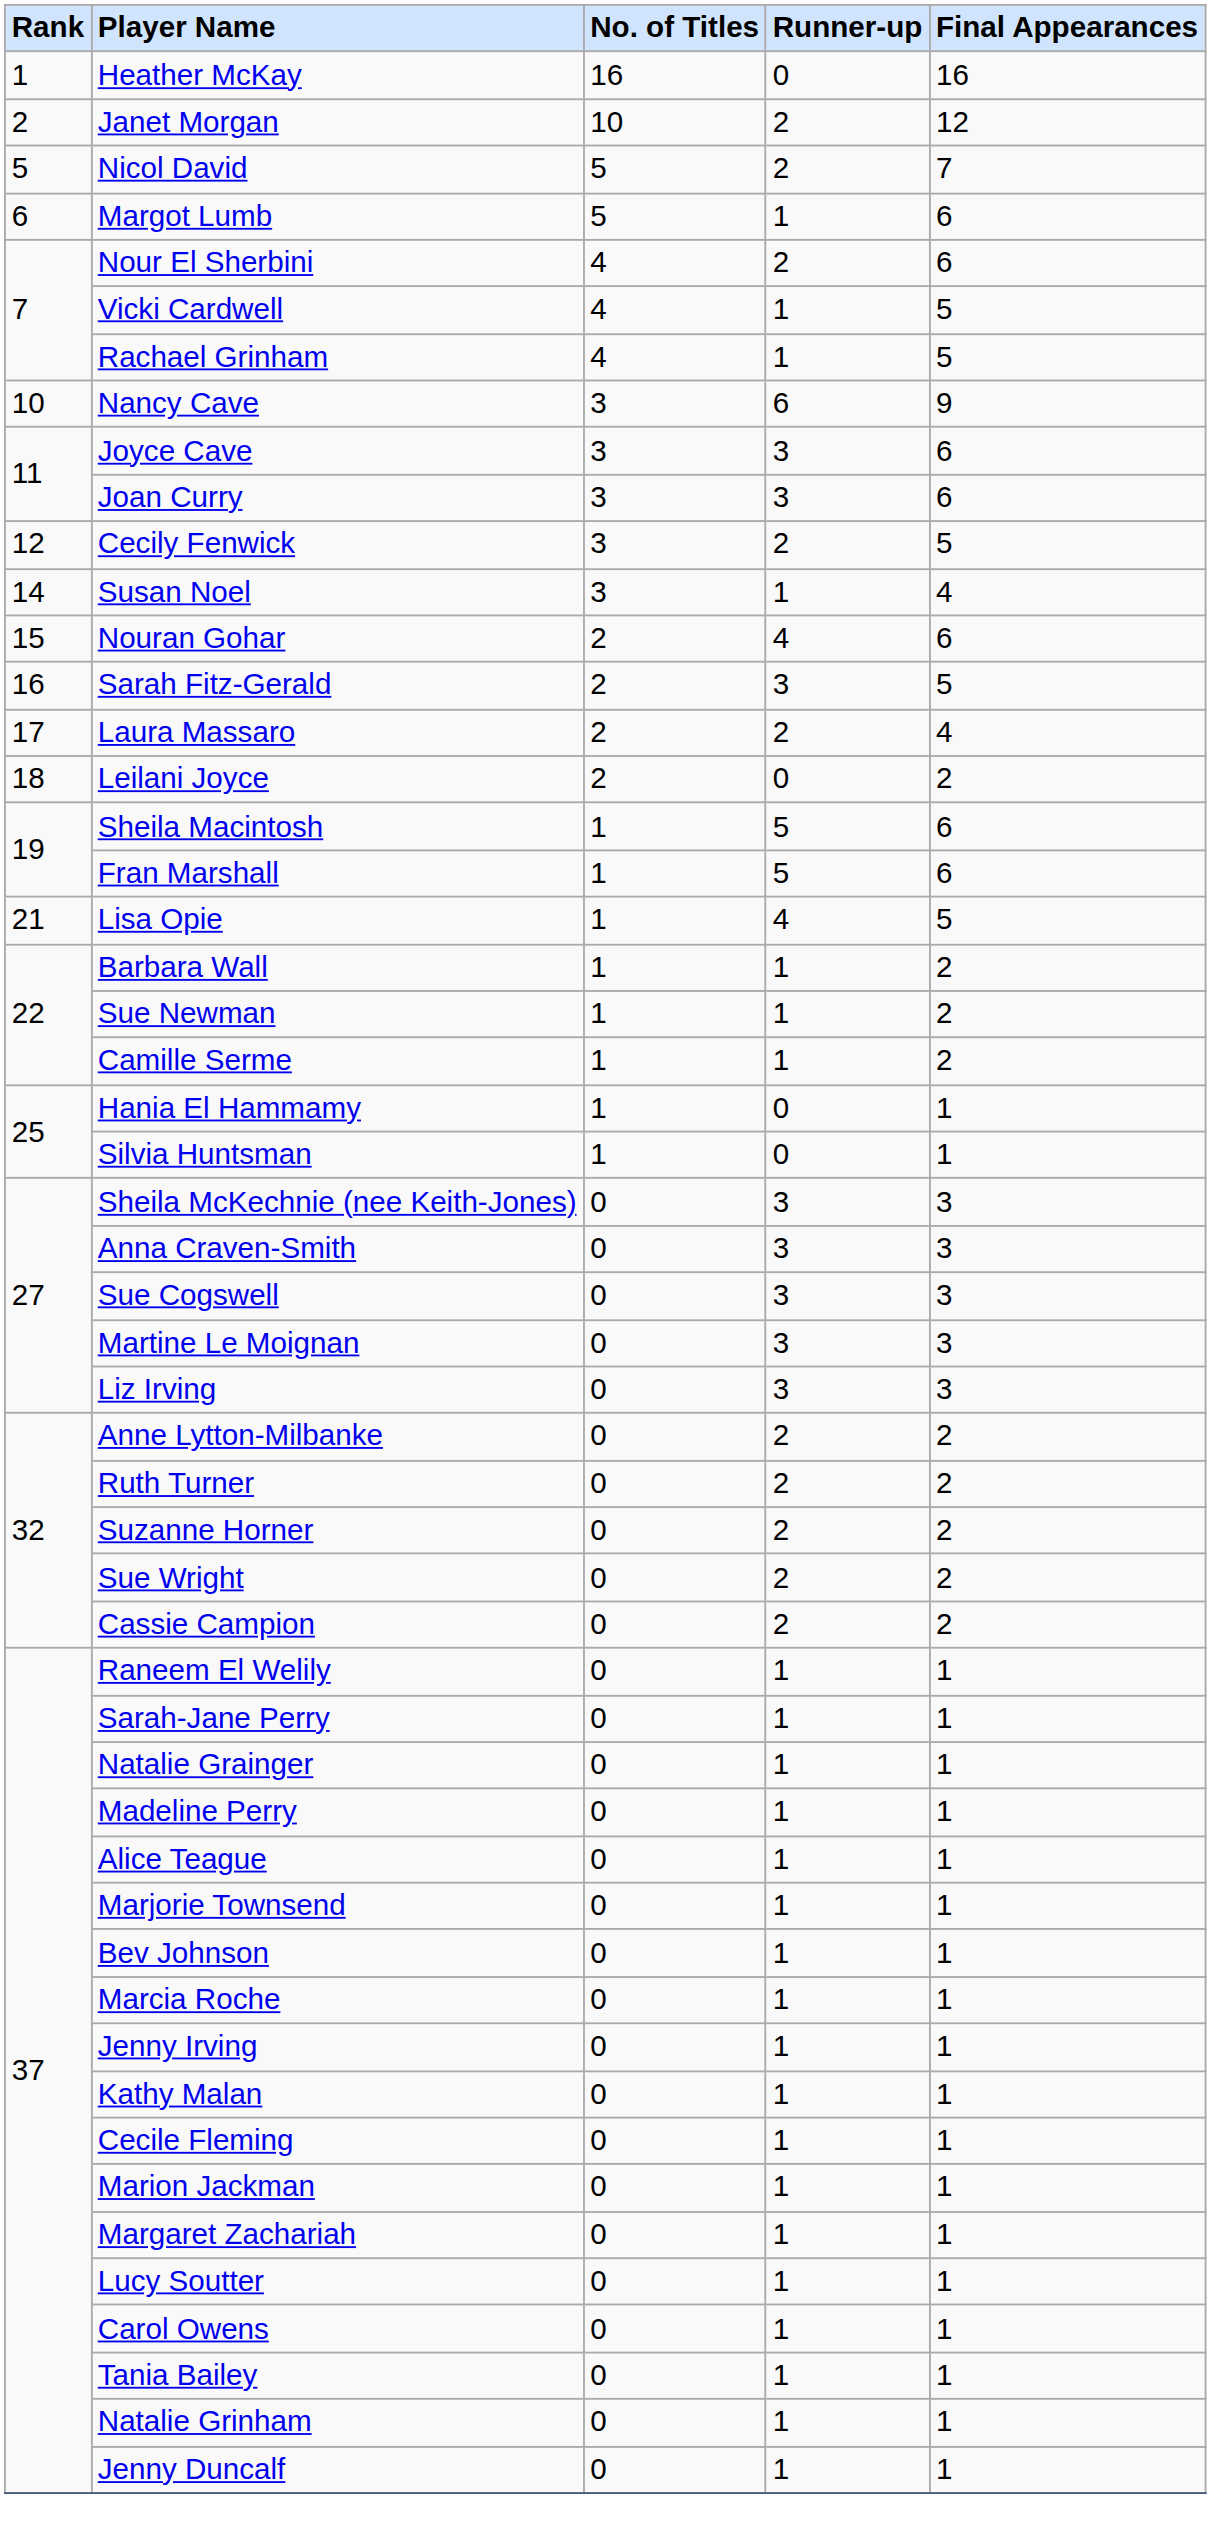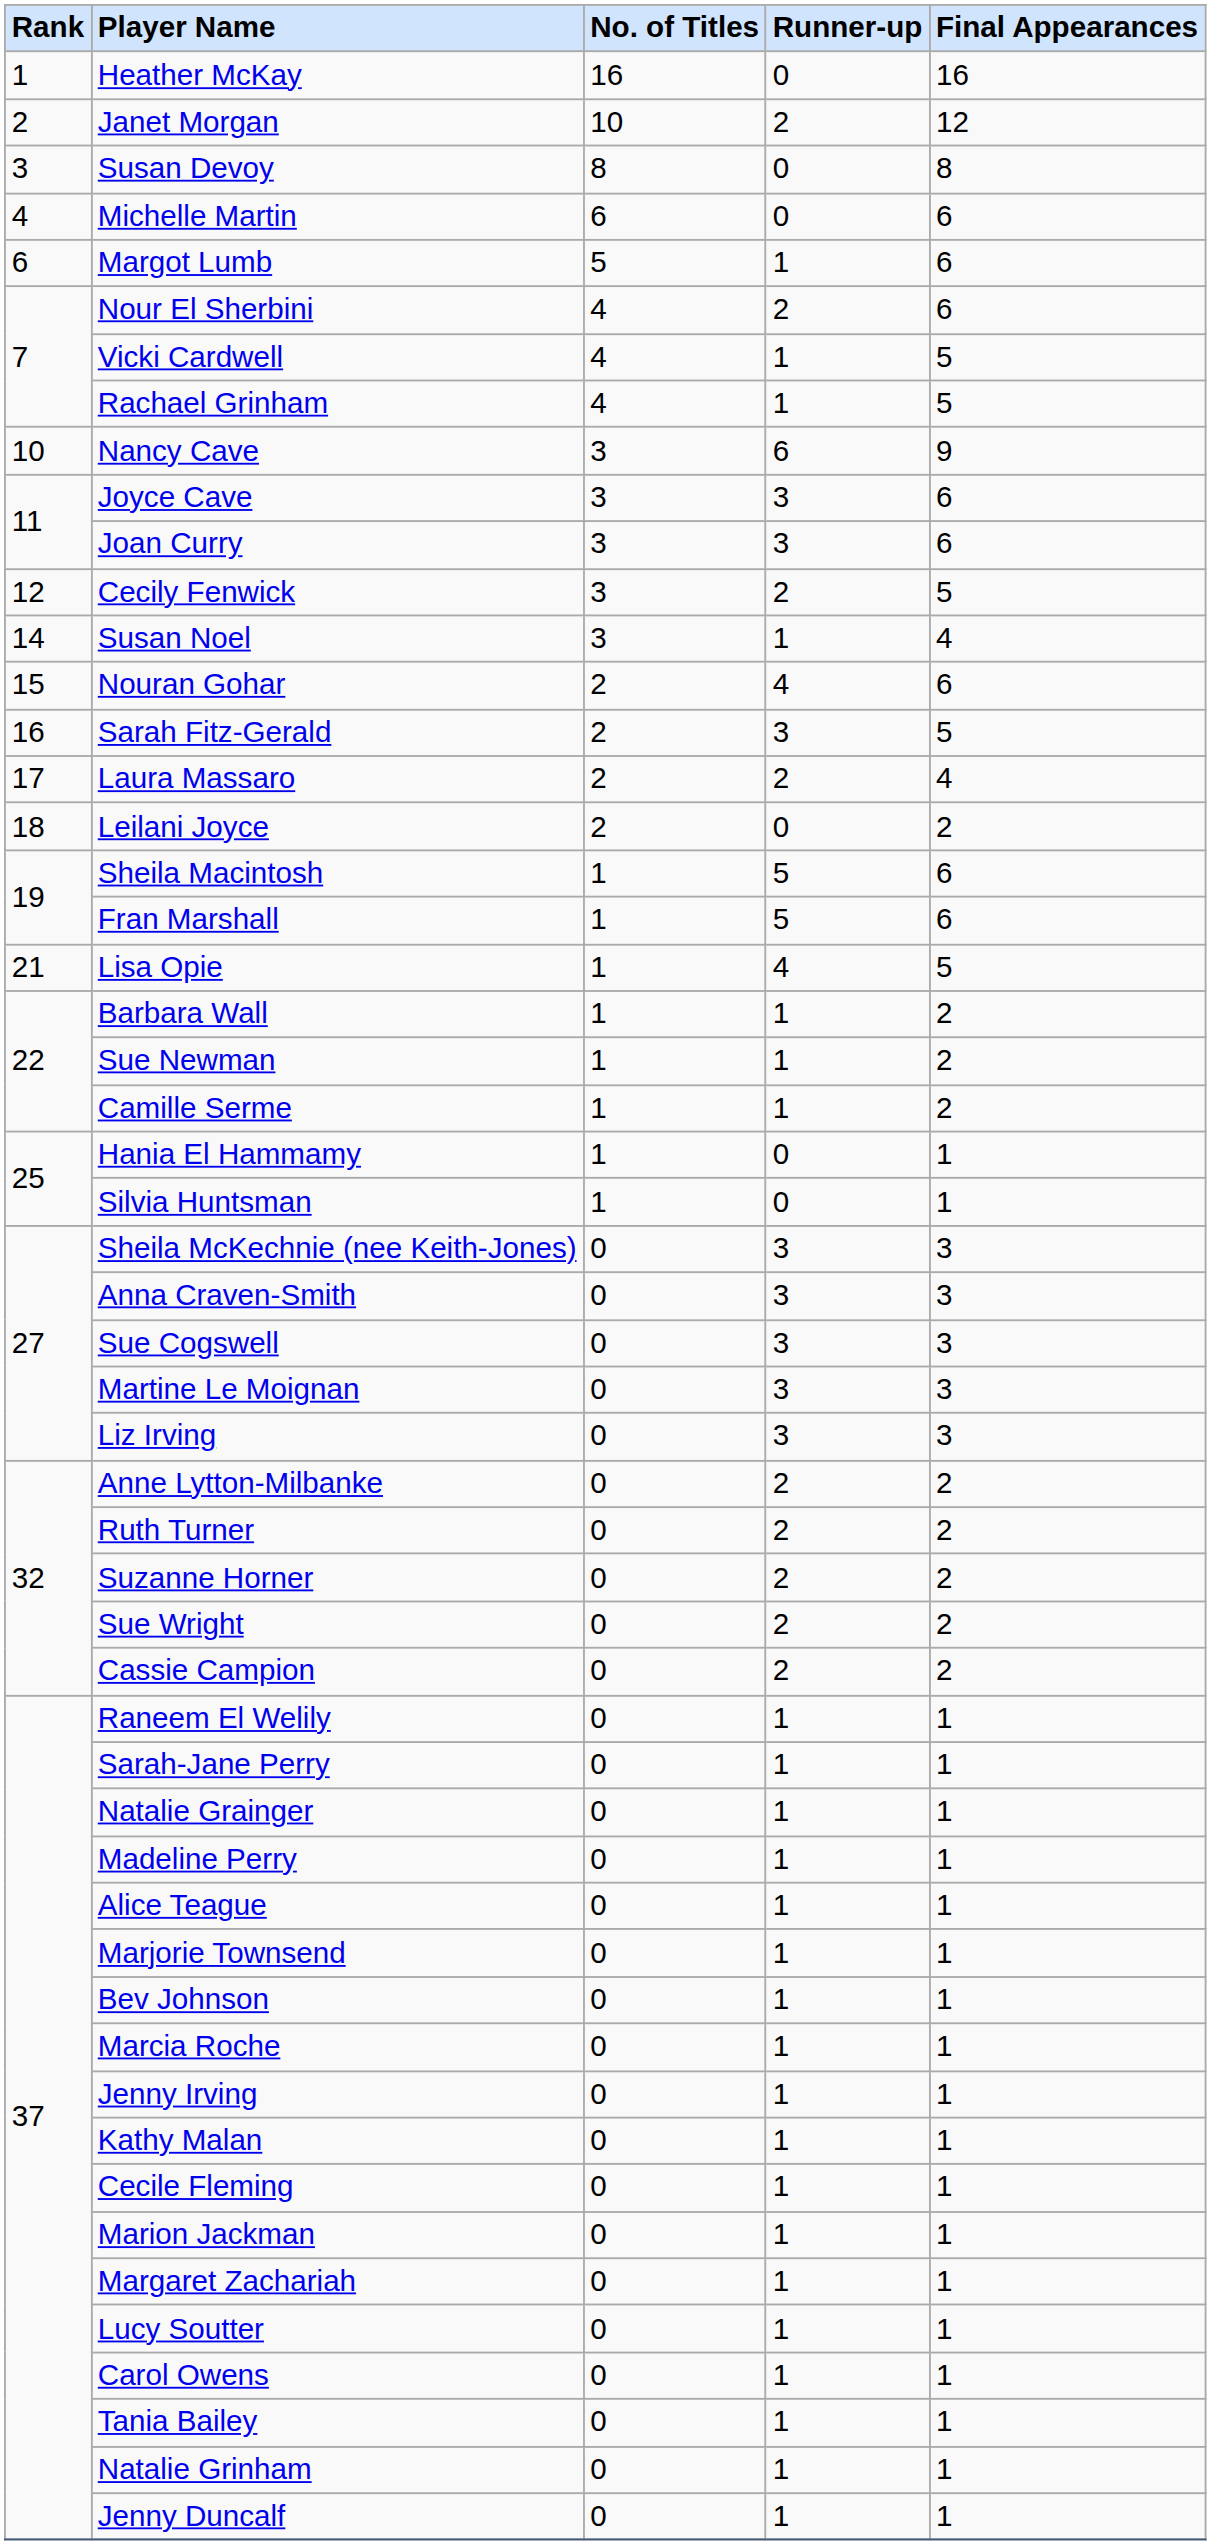+ row: (186, 168)
+ row: (197, 215)
- row: (173, 168)
